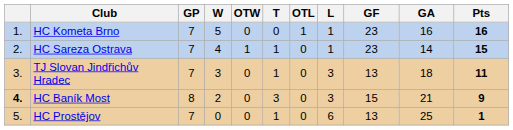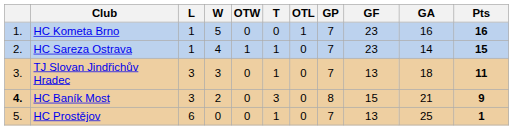columns swapped: (191, 13) <-> (331, 13)
